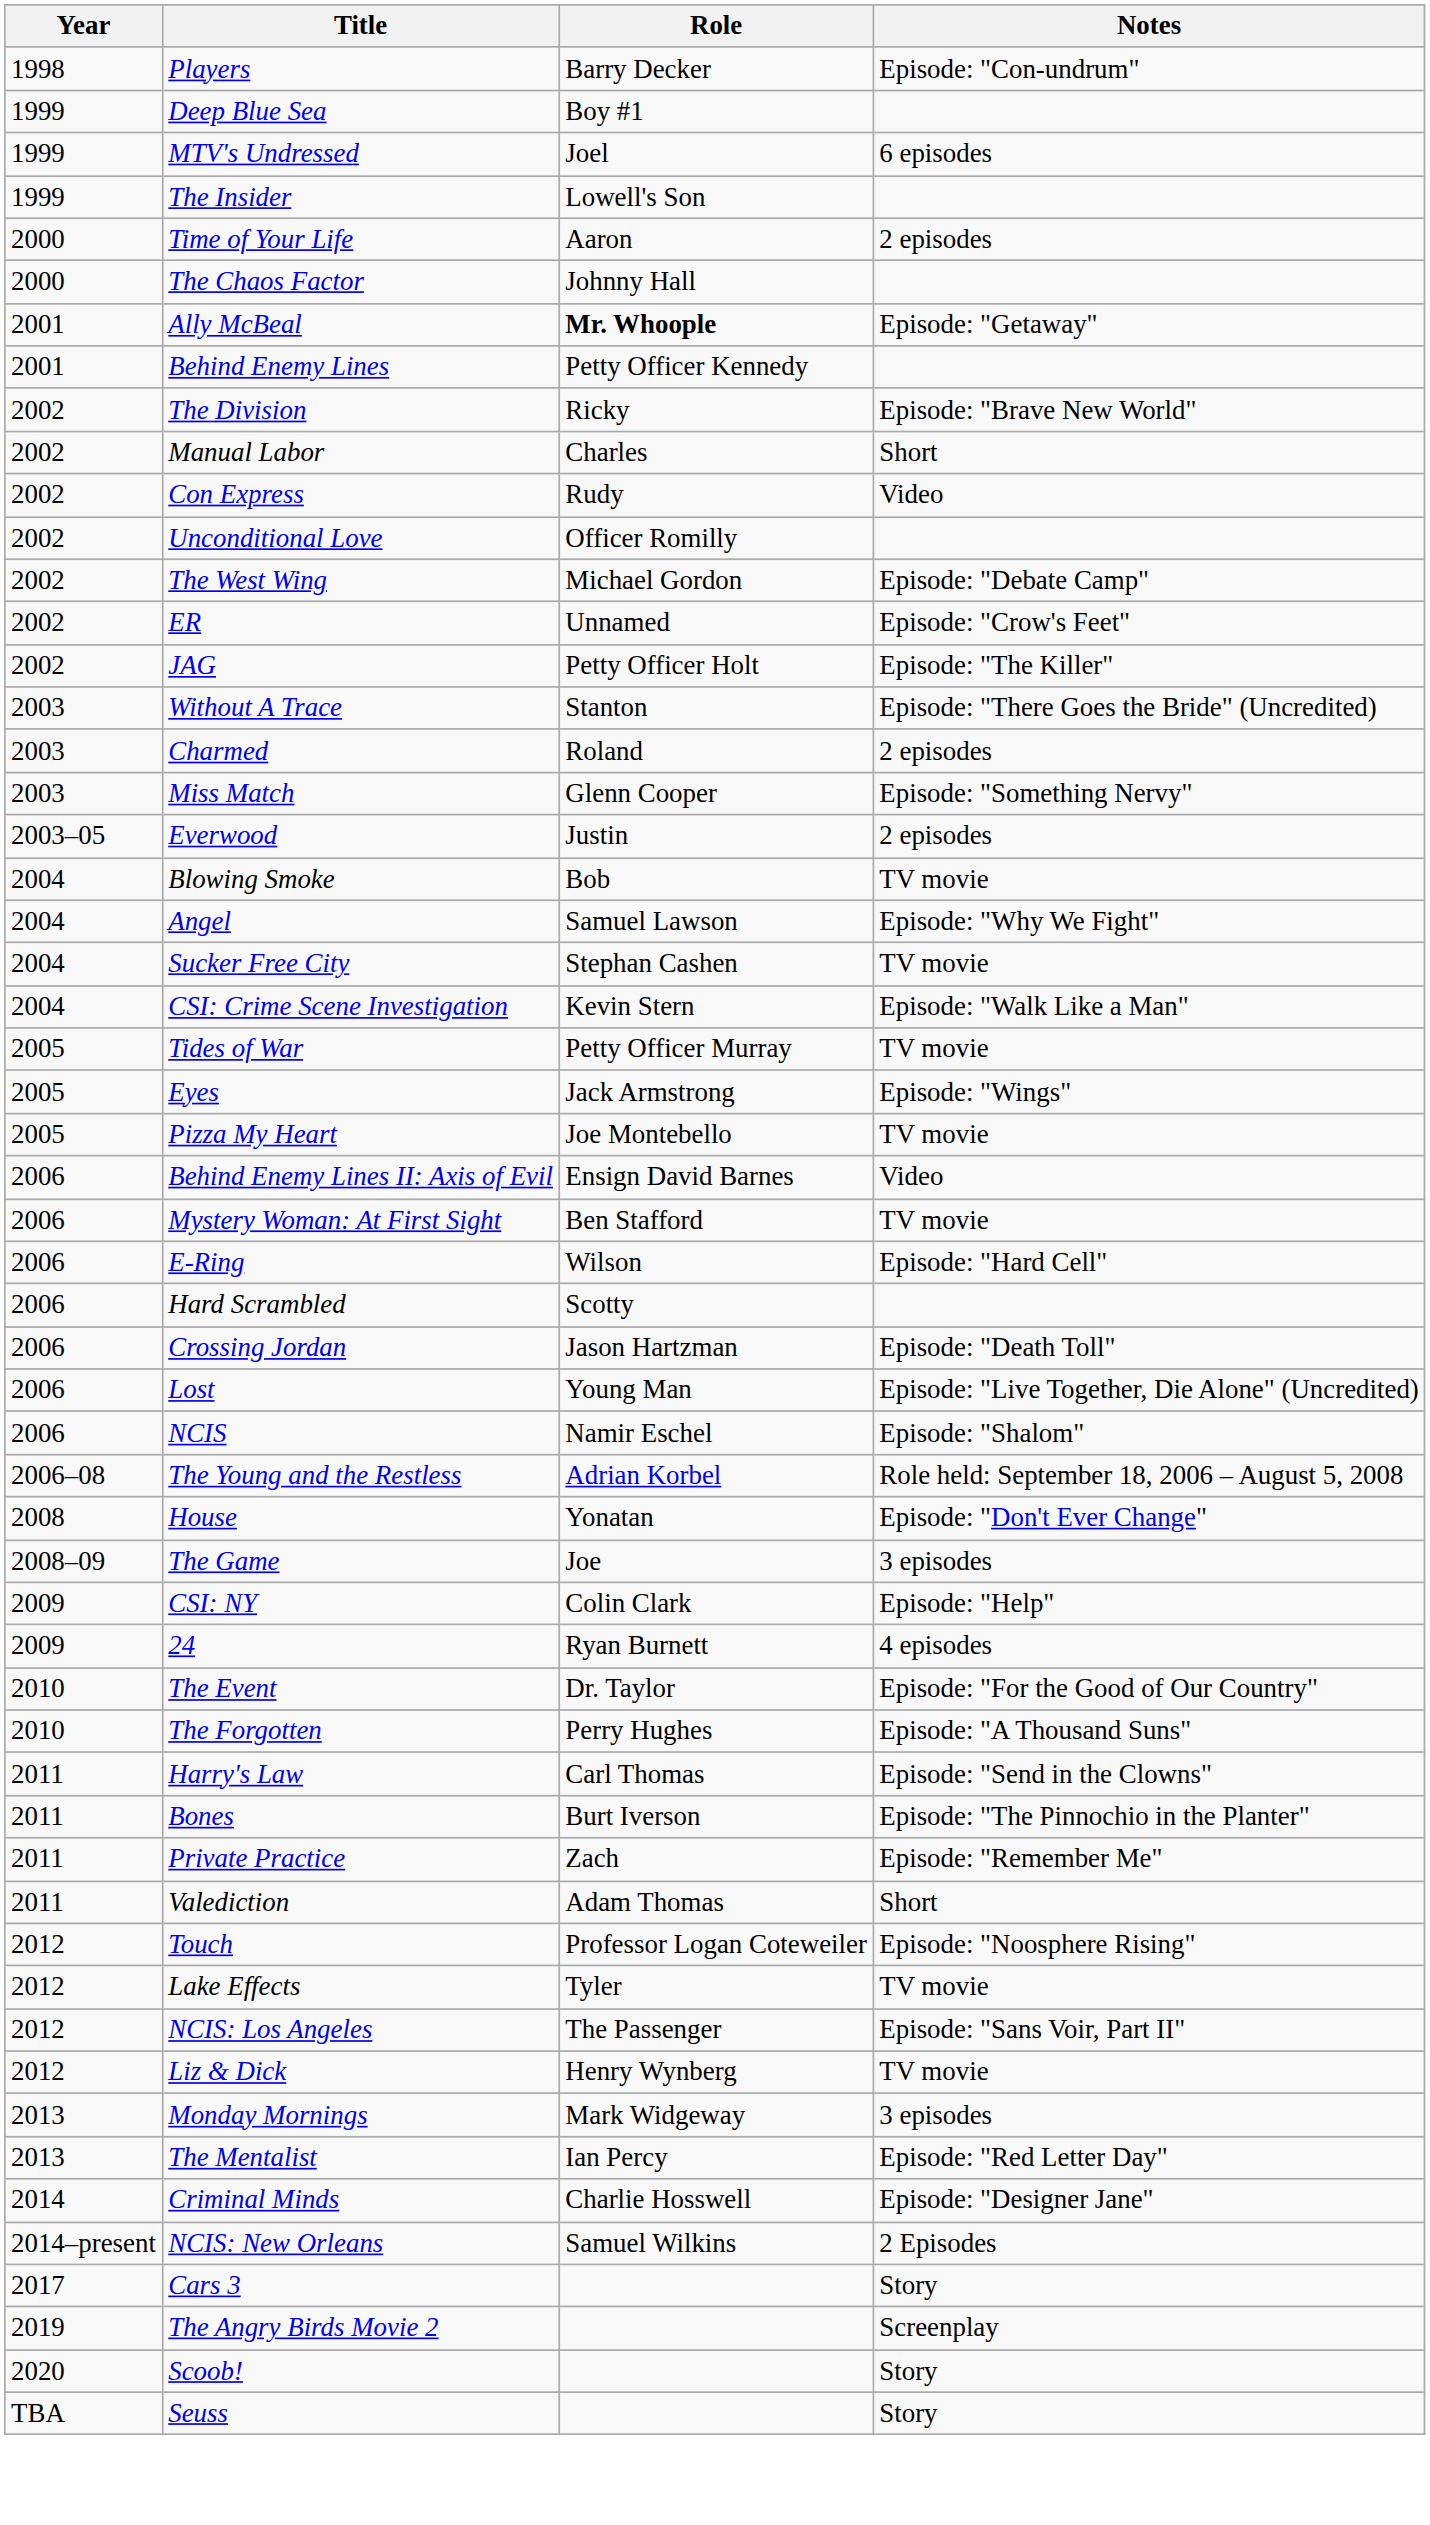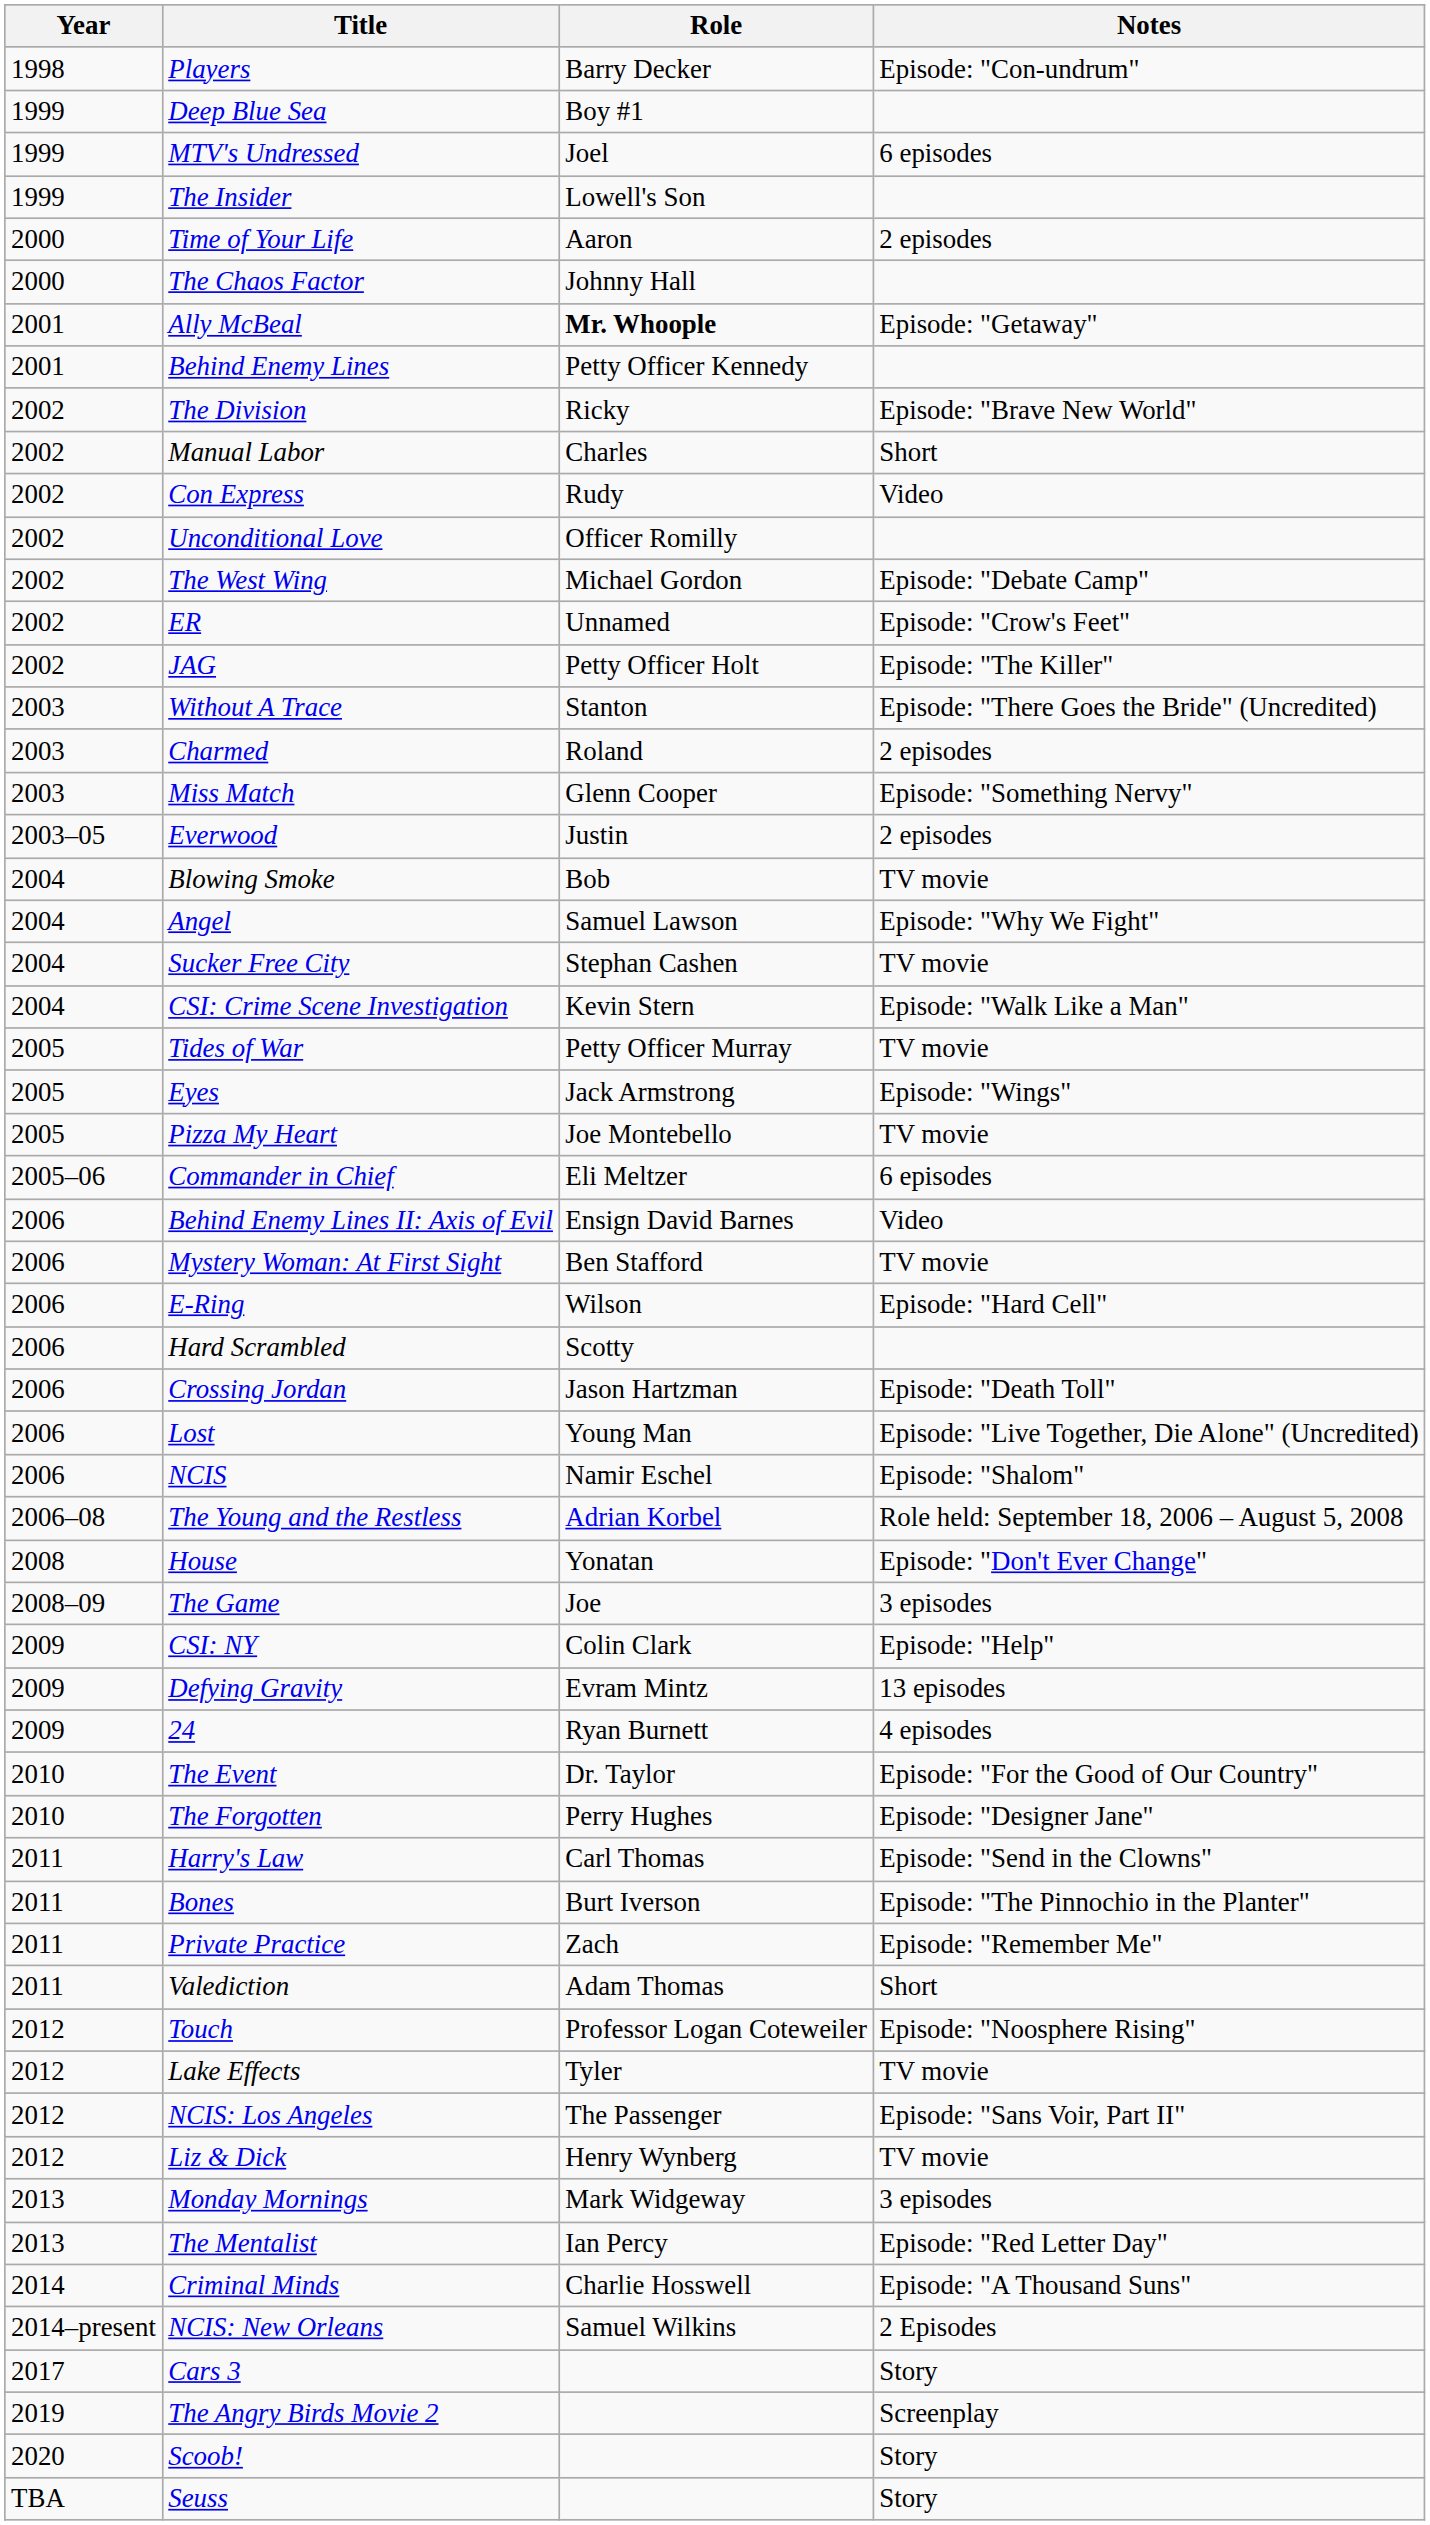+ row: (281, 1176)
+ row: (255, 1688)
(1035, 1731) Episode: "A Thousand Suns" -> (1016, 1816) Episode: "Designer Jane"
(1016, 2199) Episode: "Designer Jane" -> (1035, 2285) Episode: "A Thousand Suns"
